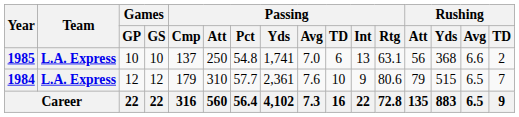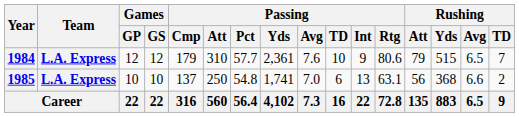rows swapped: (21, 79) <-> (21, 58)
